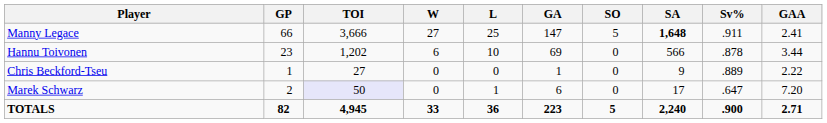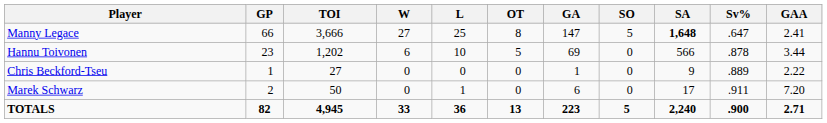+ column: (515, 14)
(732, 33) .911 -> (738, 33) .647
(353, 90) lavender background -> (330, 90) no background
(732, 90) .647 -> (738, 90) .911
